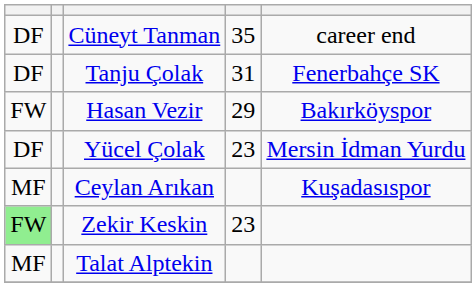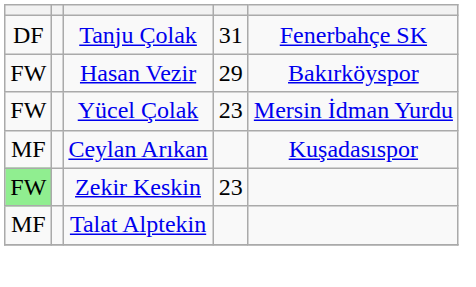- row: (144, 34)
(28, 148) DF -> (28, 110) FW
